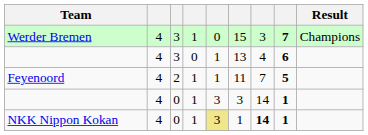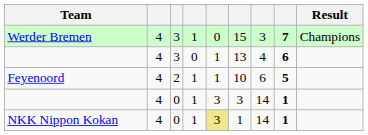(240, 78) 11 -> (240, 78) 10
(262, 78) 7 -> (262, 78) 6
(262, 120) bold -> (262, 120) normal
